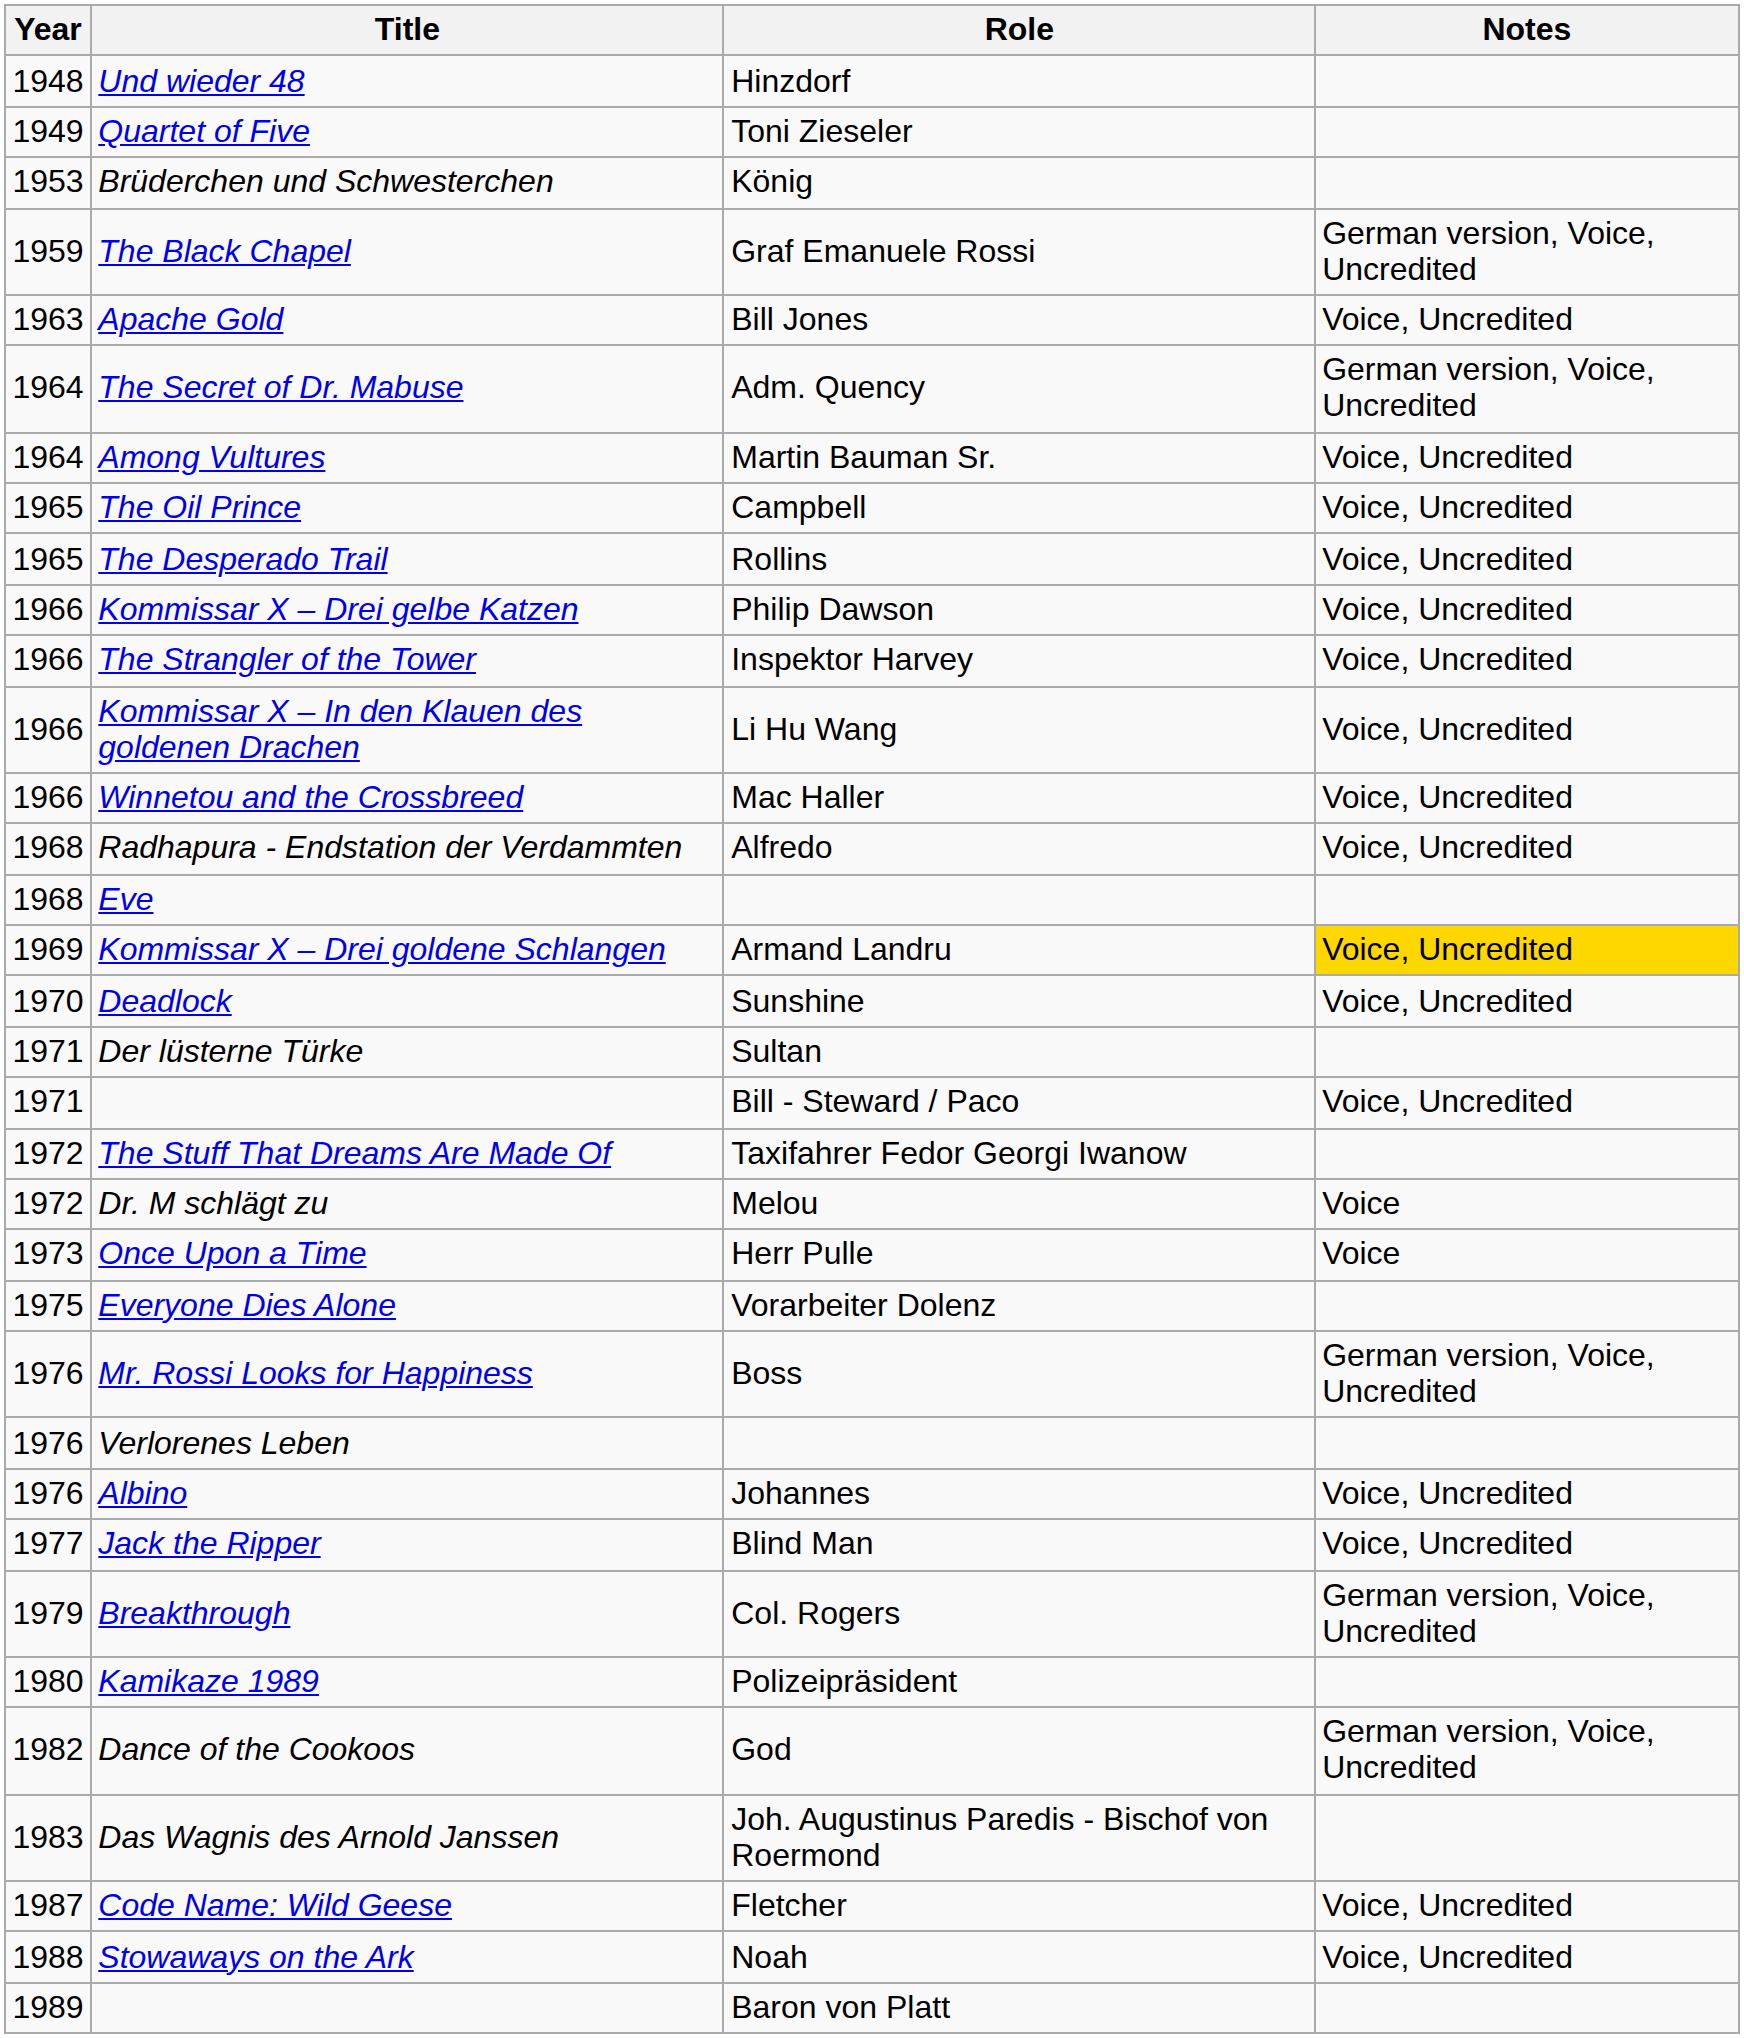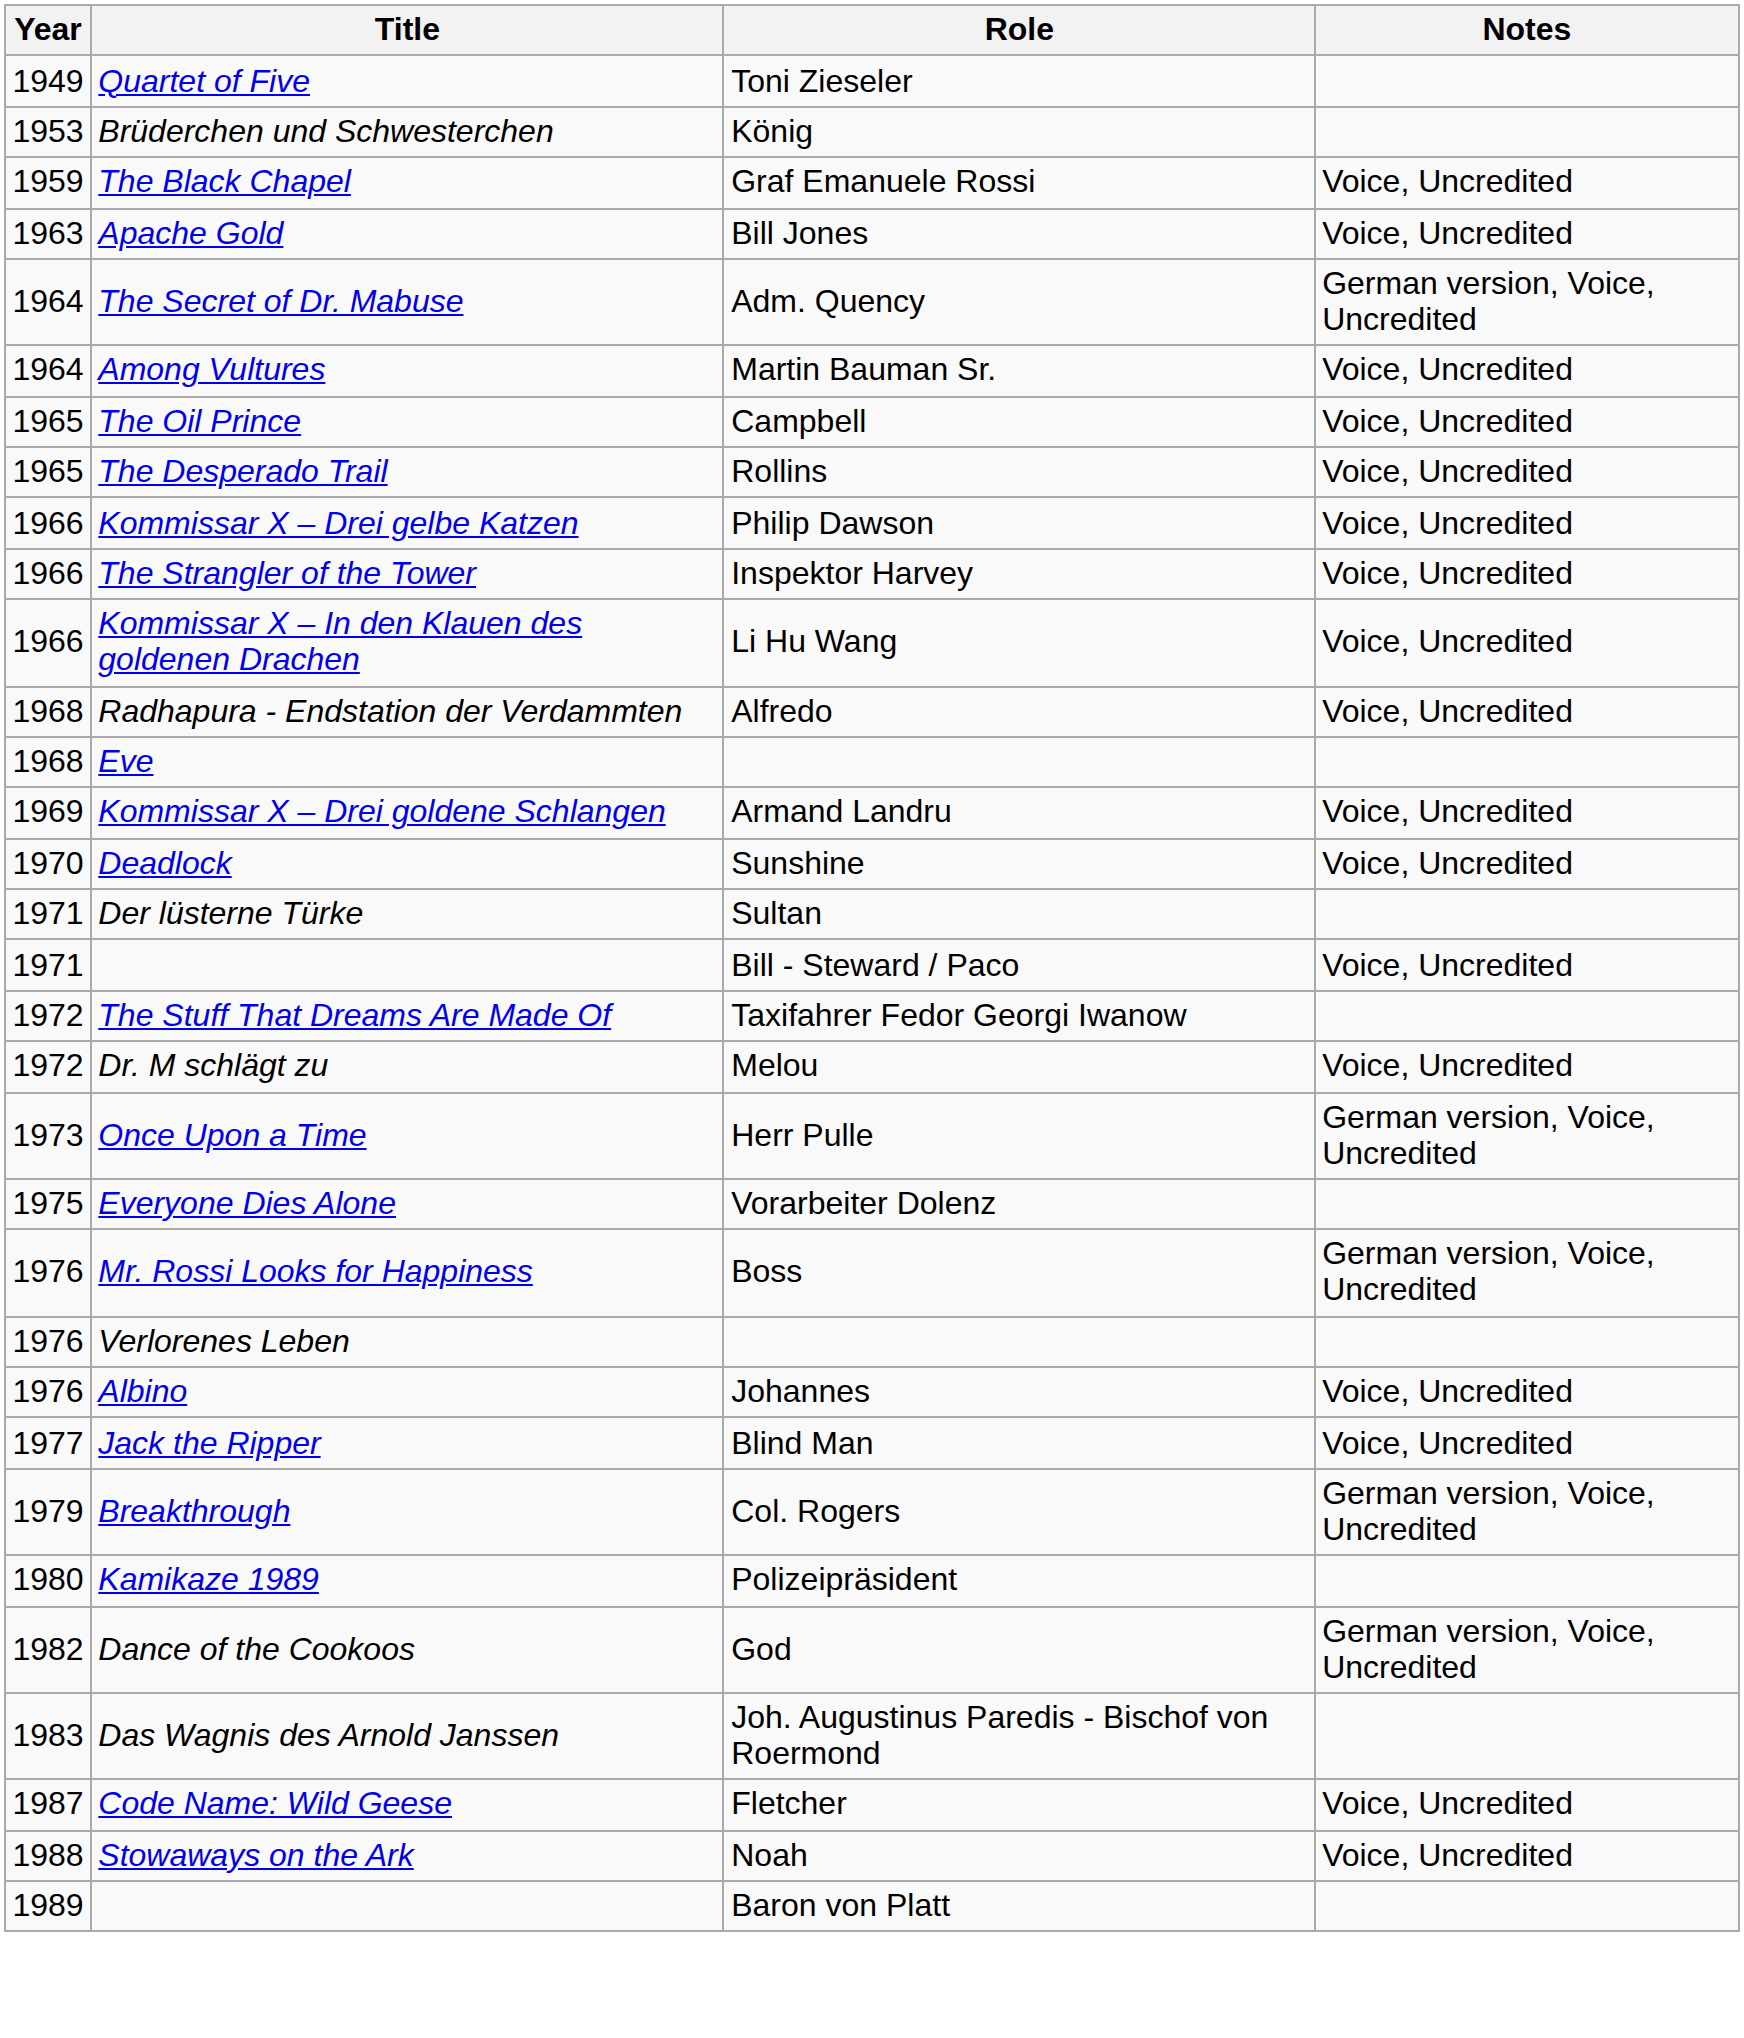- row: (201, 80)
(1488, 250) German version, Voice, Uncredited -> (1448, 182) Voice, Uncredited
- row: (311, 797)
(1448, 949) gold background -> (1448, 812) no background
(1361, 1203) Voice -> (1448, 1066) Voice, Uncredited
(1361, 1254) Voice -> (1488, 1134) German version, Voice, Uncredited
